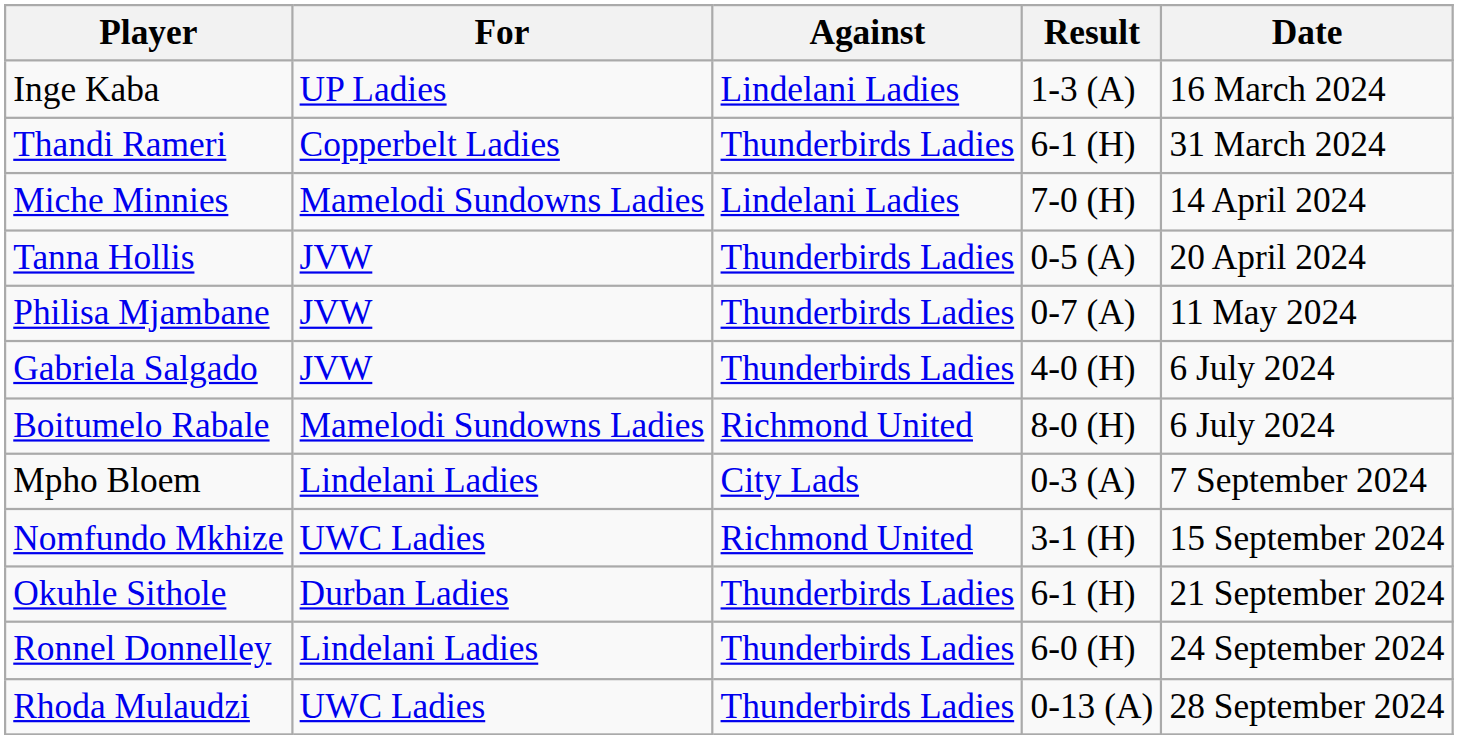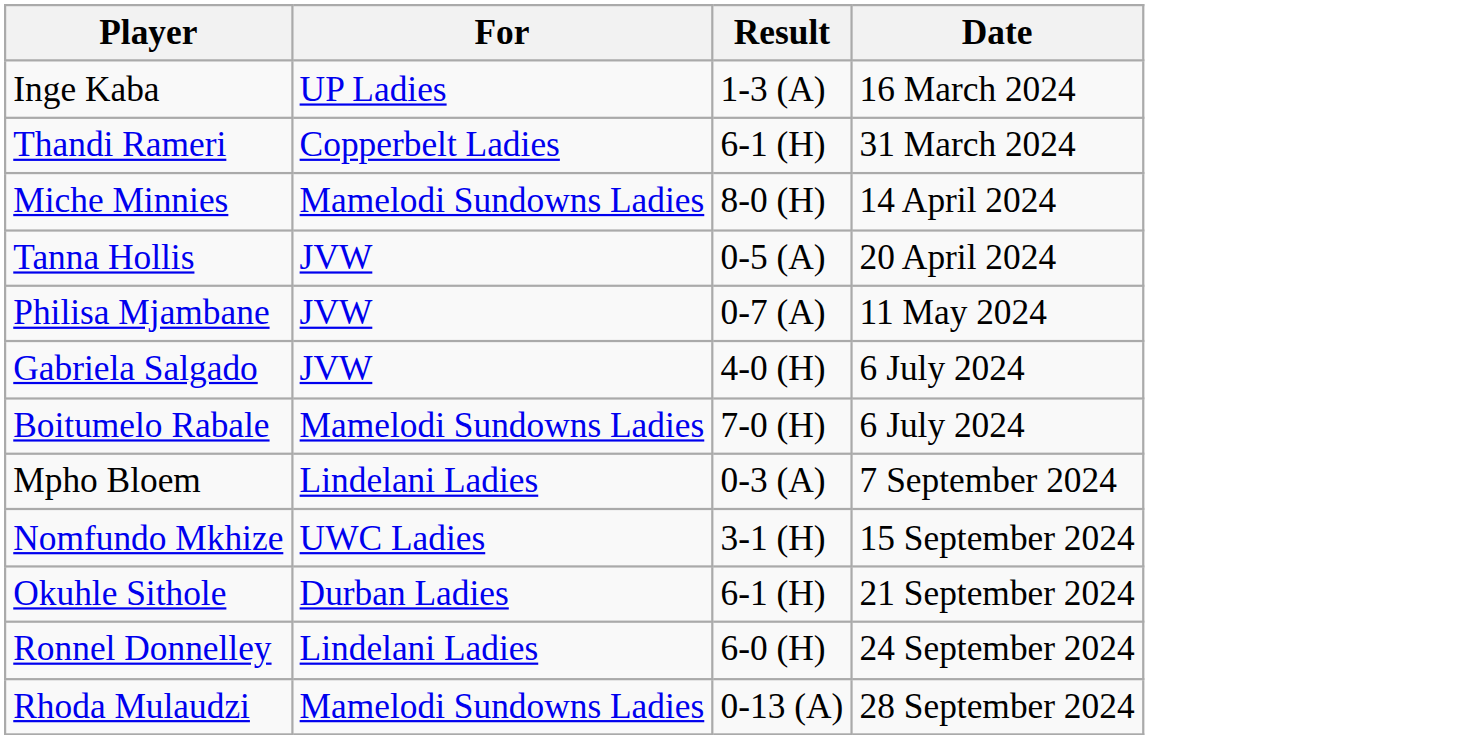- column: (867, 32)
(1083, 200) 7-0 (H) -> (773, 200) 8-0 (H)
(1083, 425) 8-0 (H) -> (773, 425) 7-0 (H)
(392, 705) UWC Ladies -> (502, 705) Mamelodi Sundowns Ladies
